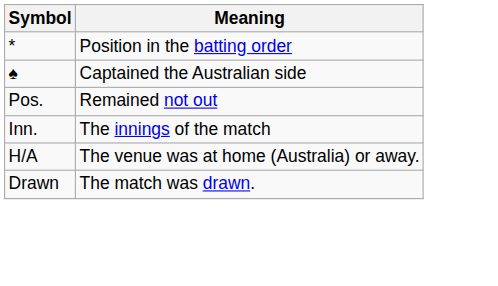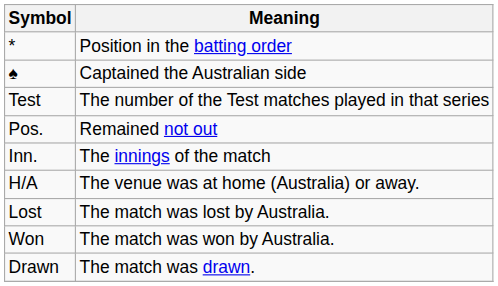+ row: (25, 101)
+ row: (25, 211)
+ row: (26, 239)
